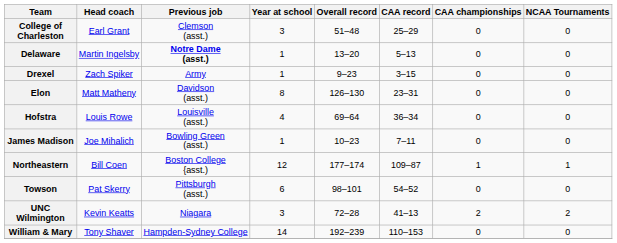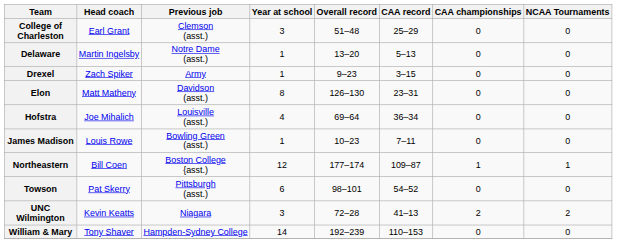(196, 55) bold -> (196, 55) normal
(109, 117) Louis Rowe -> (109, 117) Joe Mihalich
(109, 141) Joe Mihalich -> (109, 141) Louis Rowe
